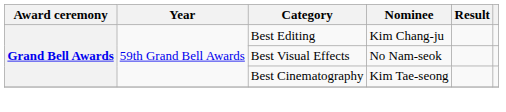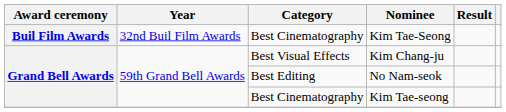+ row: (410, 35)
(283, 35) Best Editing -> (300, 55) Best Visual Effects
(300, 55) Best Visual Effects -> (283, 76) Best Editing
